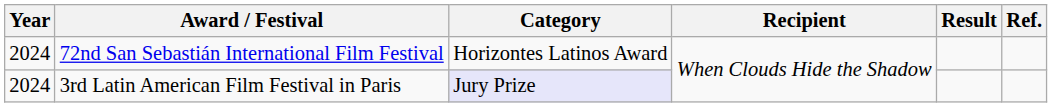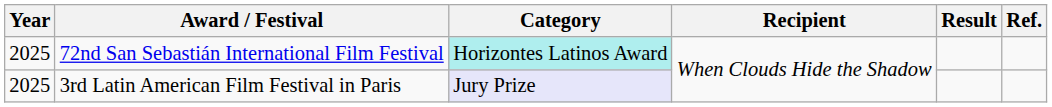(30, 53) 2024 -> (30, 53) 2025
(560, 53) no background -> (560, 53) paleturquoise background
(30, 85) 2024 -> (30, 85) 2025
